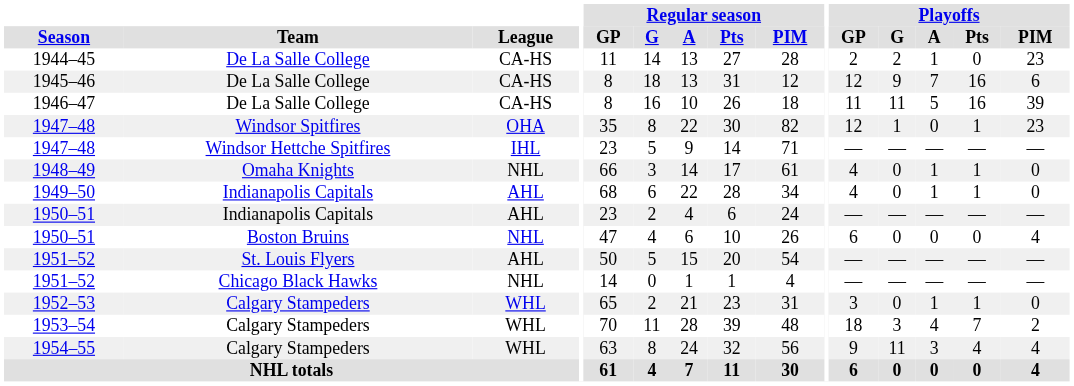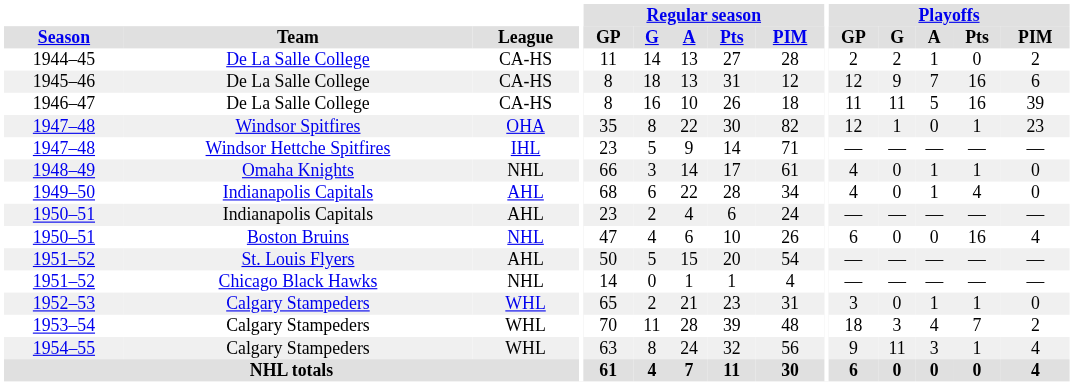(1035, 59) 23 -> (1035, 59) 2
(977, 192) 1 -> (977, 192) 4
(977, 237) 0 -> (977, 237) 16
(977, 348) 4 -> (977, 348) 1
